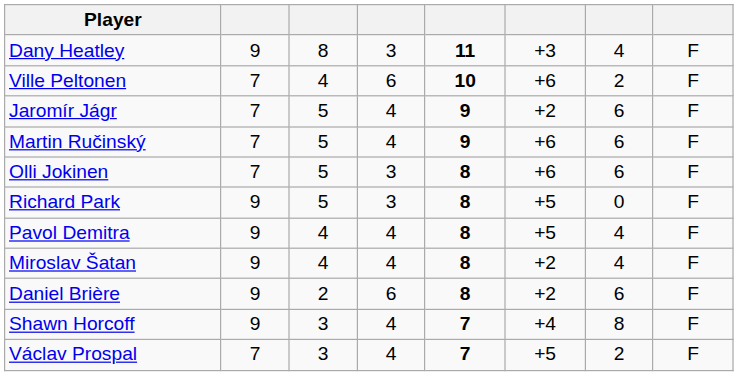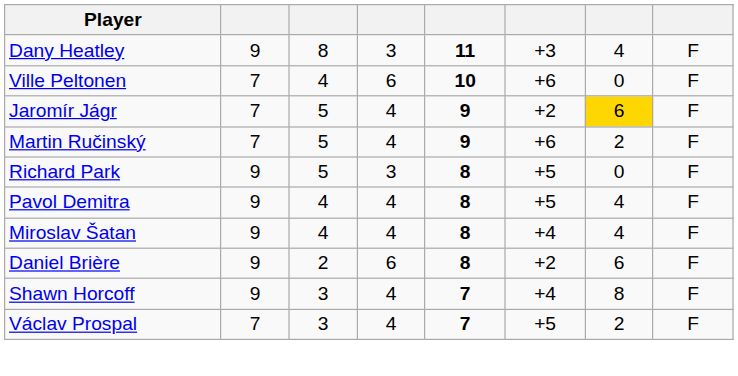(619, 80) 2 -> (619, 80) 0
(619, 111) no background -> (619, 111) gold background
(619, 141) 6 -> (619, 141) 2
- row: (59, 171)
(545, 263) +2 -> (545, 232) +4
